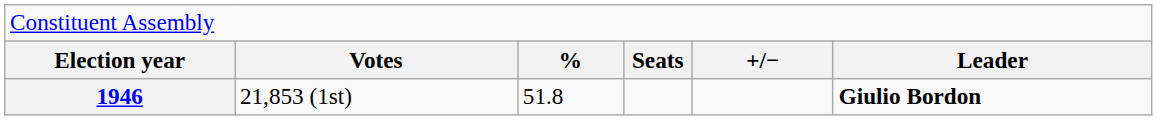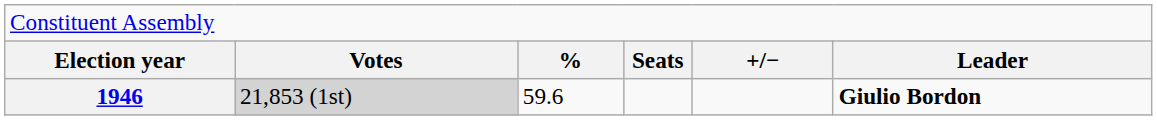(296, 96) no background -> (296, 96) lightgrey background
(543, 96) 51.8 -> (543, 96) 59.6
